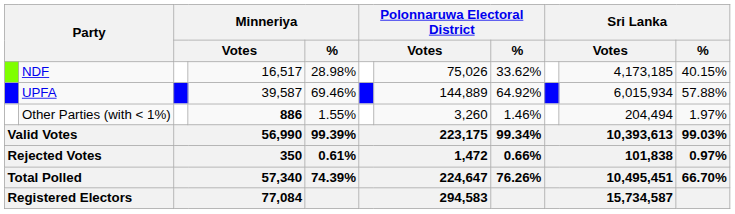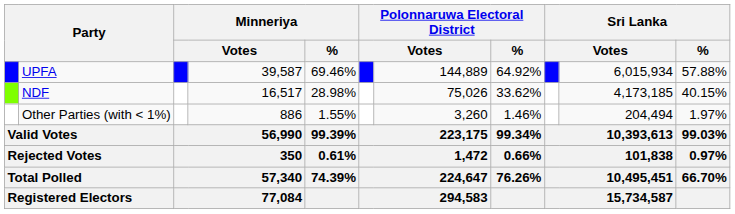rows swapped: (39, 93) <-> (36, 72)
(291, 114) bold -> (291, 114) normal
